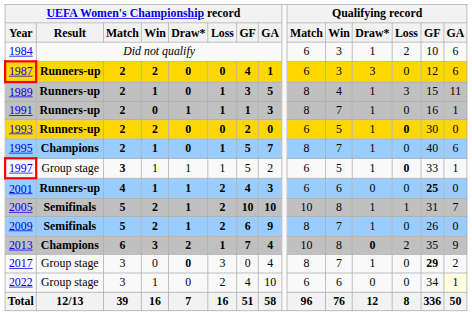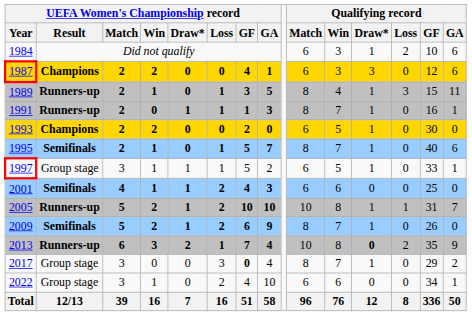(70, 71) Runners-up -> (70, 71) Champions
(70, 129) Runners-up -> (69, 129) Champions
(406, 129) bold -> (406, 129) normal
(70, 148) Champions -> (69, 148) Semifinals
(122, 168) bold -> (122, 168) normal
(406, 168) bold -> (406, 168) normal
(70, 188) Runners-up -> (69, 188) Semifinals
(432, 188) bold -> (432, 188) normal
(70, 207) Semifinals -> (69, 207) Runners-up
(70, 245) Champions -> (69, 245) Runners-up
(188, 263) bold -> (188, 263) normal
(248, 263) normal -> (247, 263) bold
(432, 263) bold -> (432, 263) normal
(456, 282) lightyellow background -> (455, 282) no background
